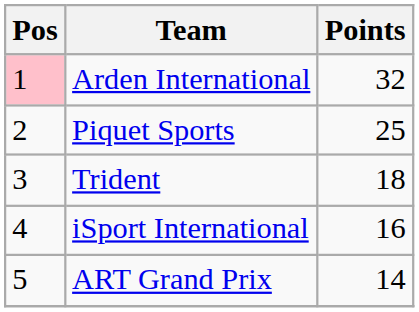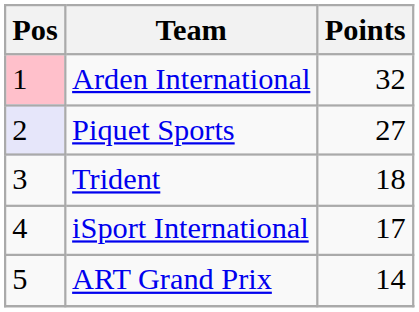(20, 129) no background -> (20, 129) lavender background
(390, 129) 25 -> (390, 129) 27
(390, 229) 16 -> (390, 229) 17
